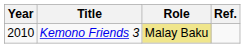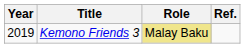(21, 33) 2010 -> (21, 33) 2019
